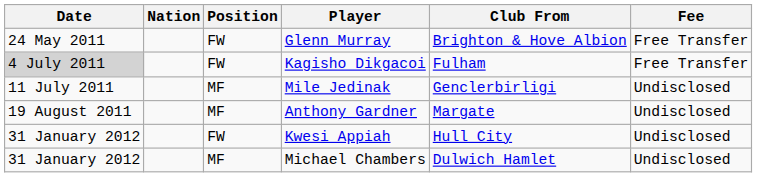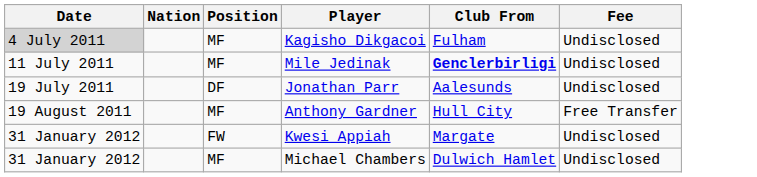- row: (338, 40)
(216, 64) FW -> (216, 40) MF
(691, 64) Free Transfer -> (612, 40) Undisclosed
(494, 88) normal -> (494, 64) bold
+ row: (342, 88)
(464, 112) Margate -> (472, 112) Hull City
(682, 112) Undisclosed -> (620, 112) Free Transfer
(472, 136) Hull City -> (464, 136) Margate
